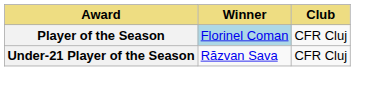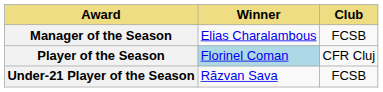+ row: (101, 35)
(321, 55) CFR Cluj -> (349, 76) FCSB
